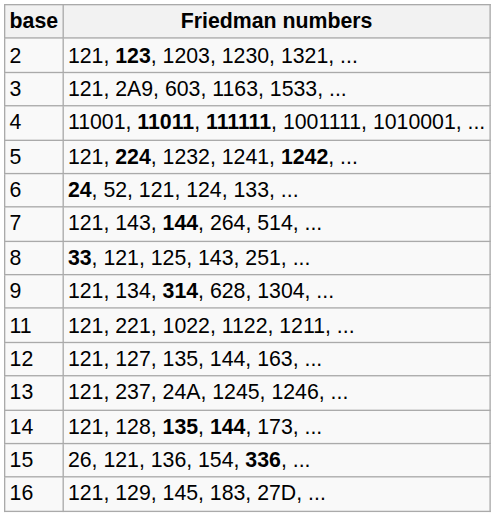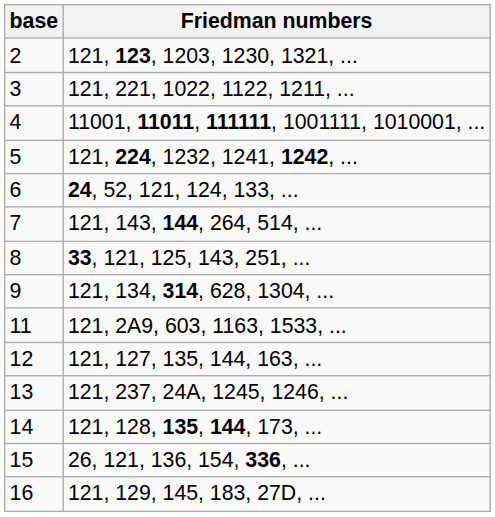(207, 88) 121, 2A9, 603, 1163, 1533, ... -> (211, 88) 121, 221, 1022, 1122, 1211, ...
(211, 325) 121, 221, 1022, 1122, 1211, ... -> (207, 325) 121, 2A9, 603, 1163, 1533, ...
